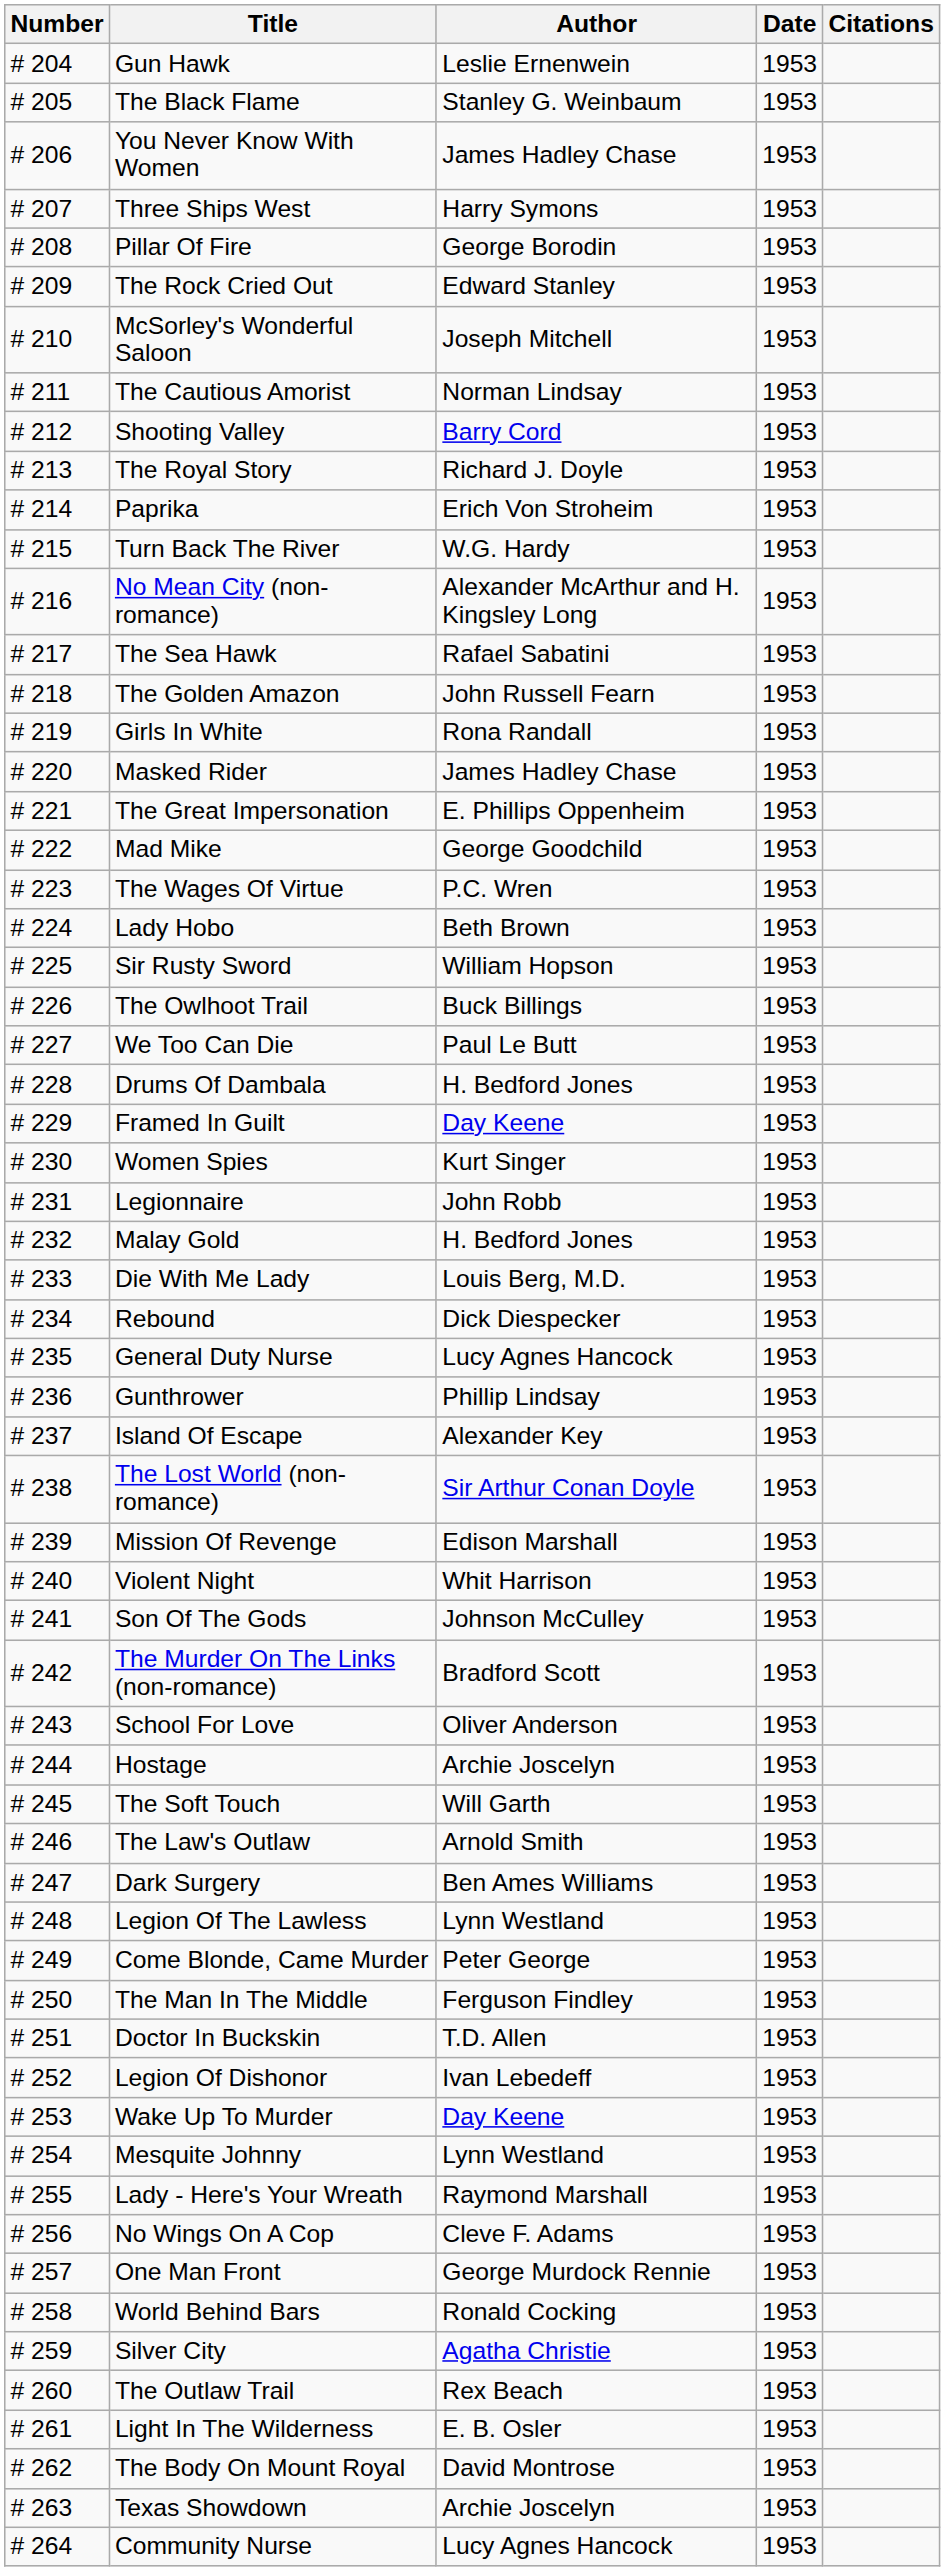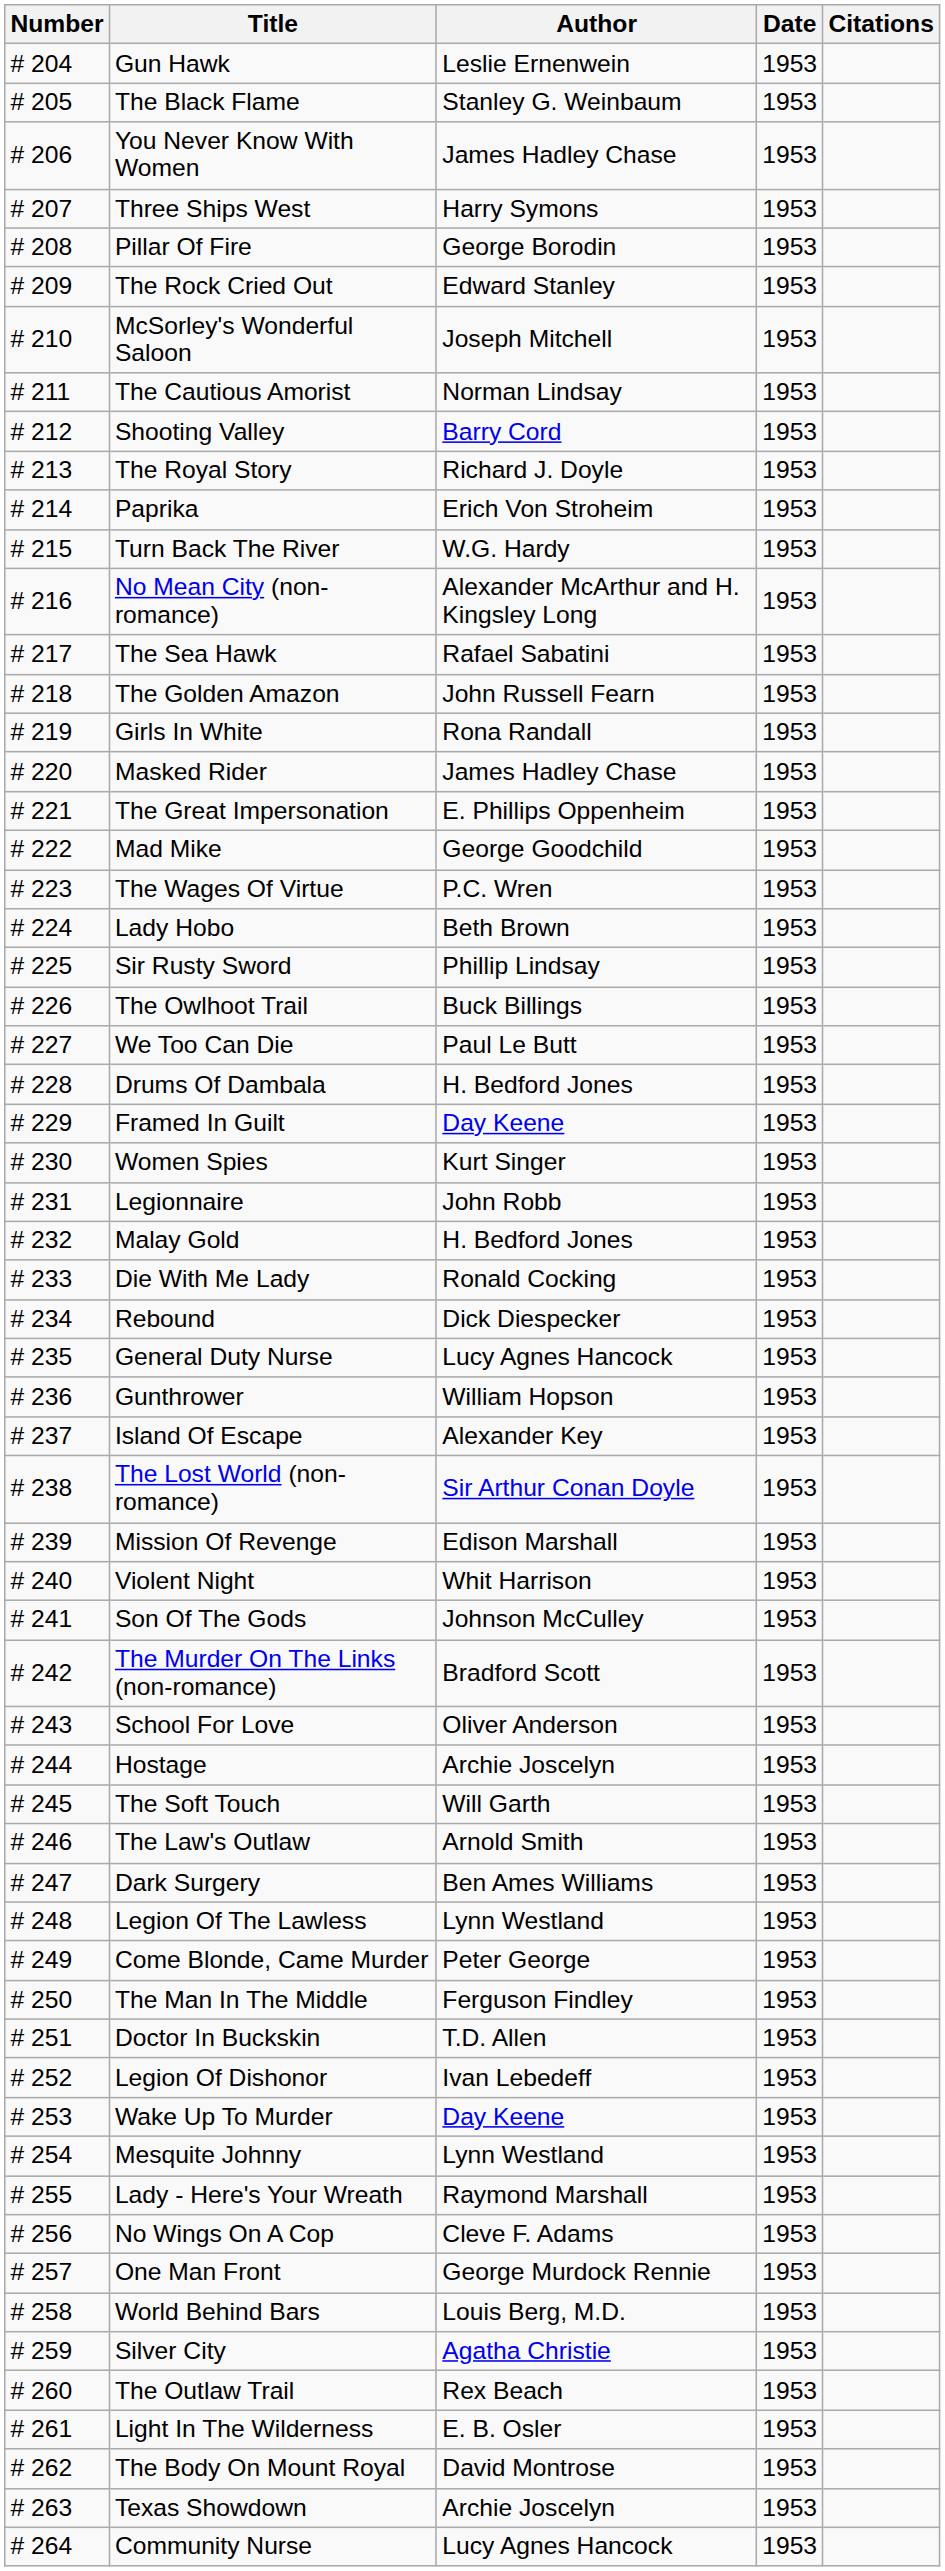(528, 966) William Hopson -> (521, 966) Phillip Lindsay
(534, 1279) Louis Berg, M.D. -> (529, 1279) Ronald Cocking
(521, 1396) Phillip Lindsay -> (528, 1396) William Hopson
(529, 2311) Ronald Cocking -> (534, 2311) Louis Berg, M.D.
